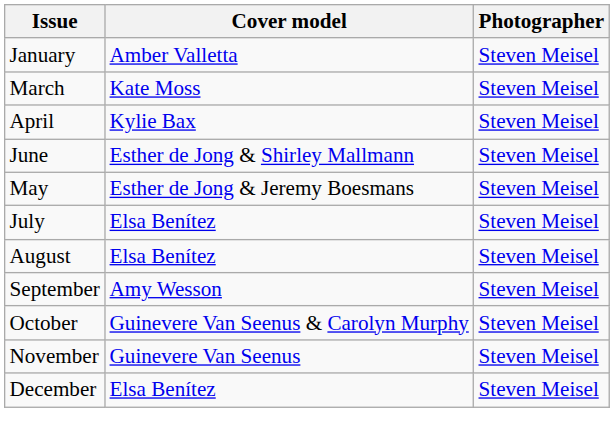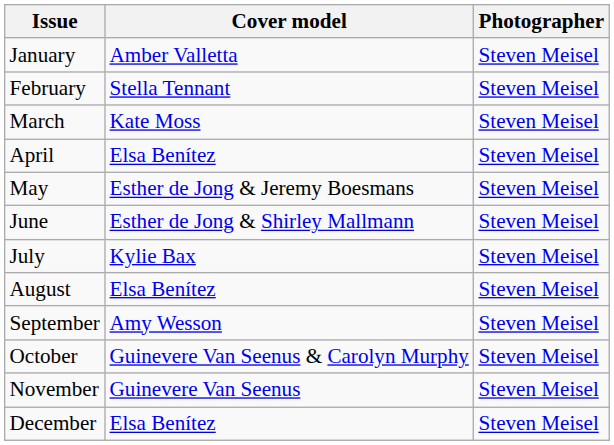+ row: (48, 88)
(153, 121) Kylie Bax -> (163, 155) Elsa Benítez
rows swapped: (29, 188) <-> (29, 155)
(163, 222) Elsa Benítez -> (153, 255) Kylie Bax
